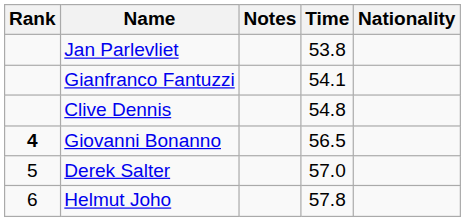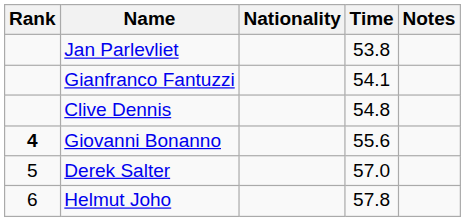columns swapped: (407, 19) <-> (270, 19)
(327, 140) 56.5 -> (372, 140) 55.6
